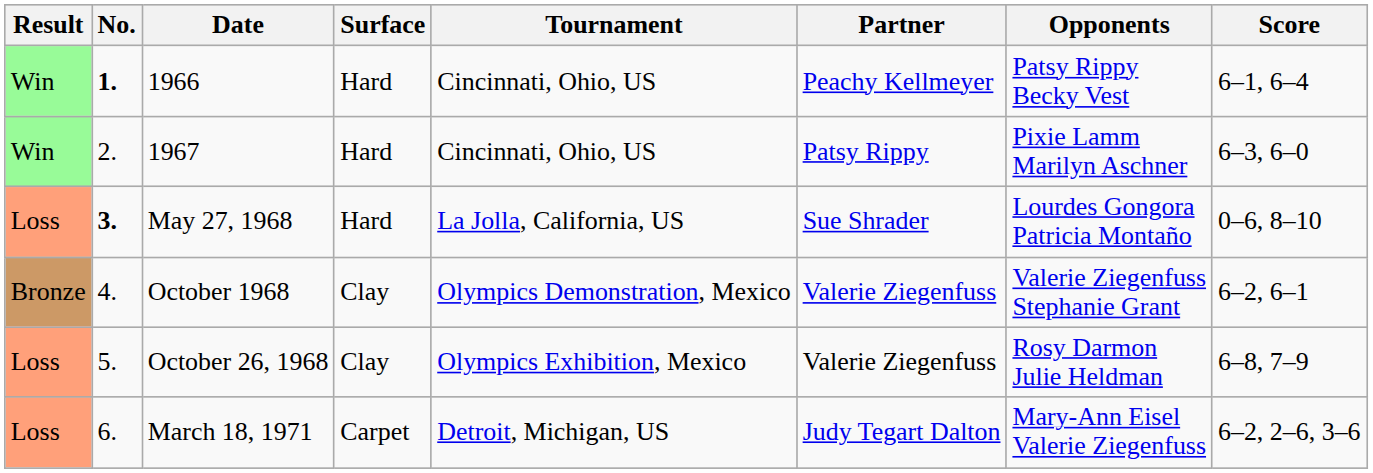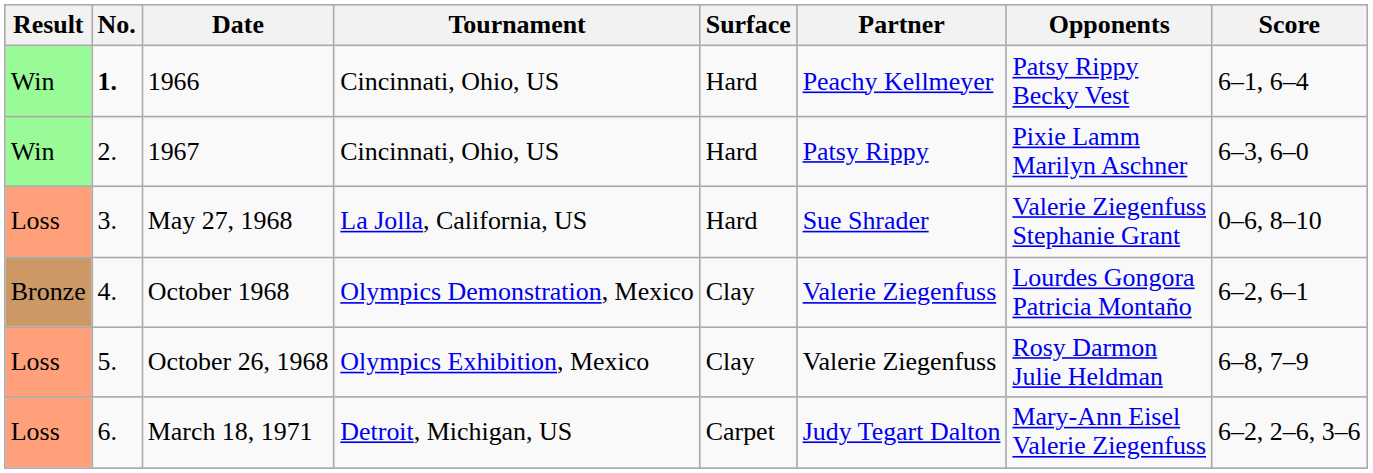columns swapped: (614, 25) <-> (383, 25)
(107, 221) bold -> (107, 221) normal
(1103, 221) Lourdes Gongora Patricia Montaño -> (1109, 221) Valerie Ziegenfuss Stephanie Grant
(1109, 291) Valerie Ziegenfuss Stephanie Grant -> (1103, 291) Lourdes Gongora Patricia Montaño
